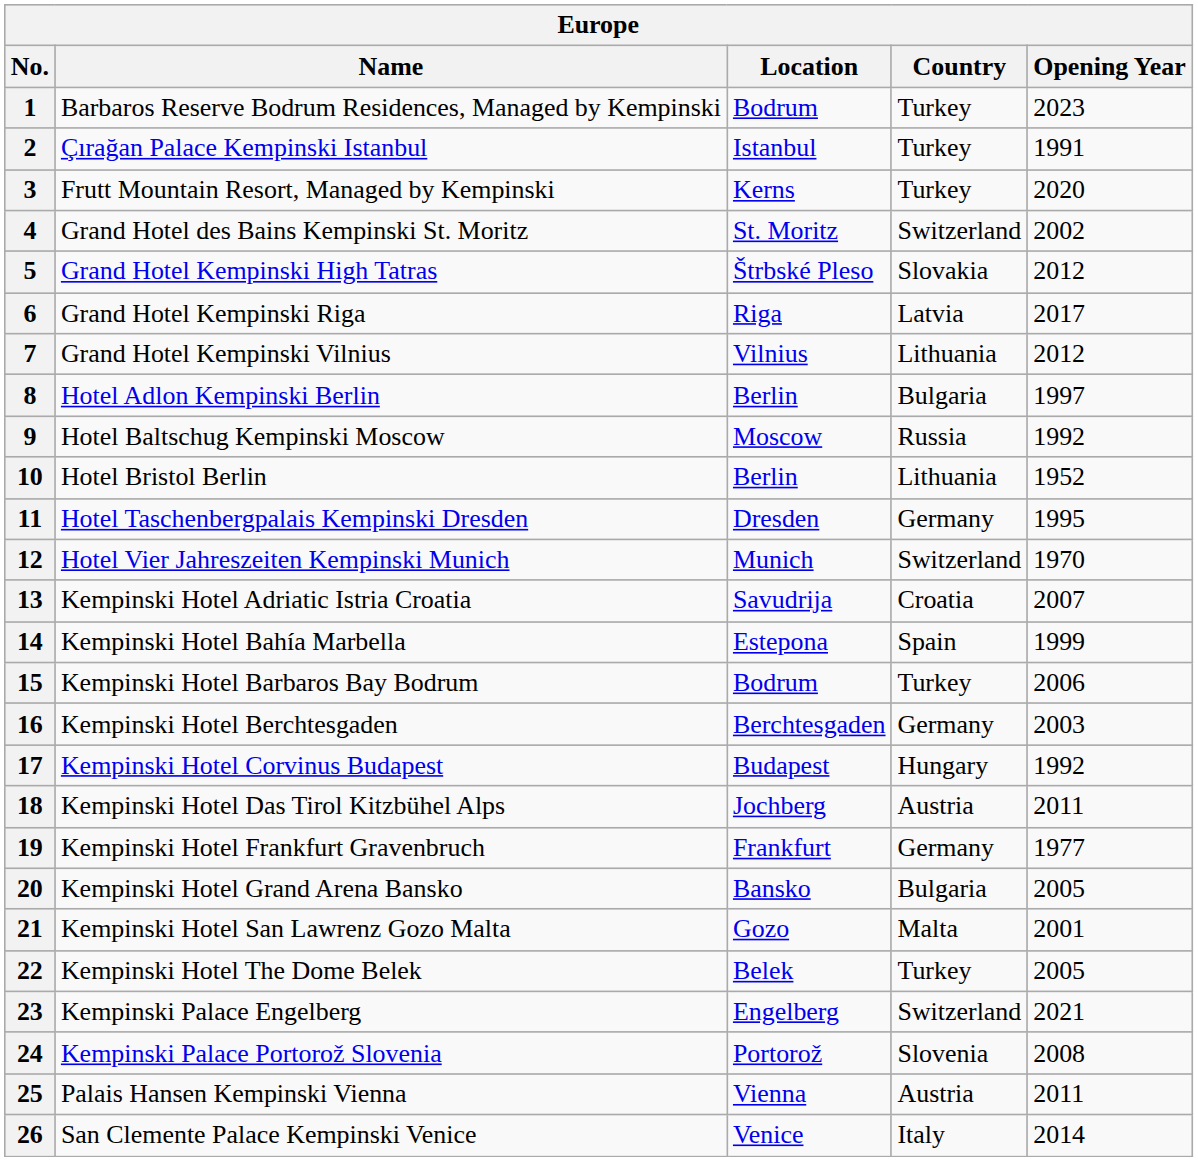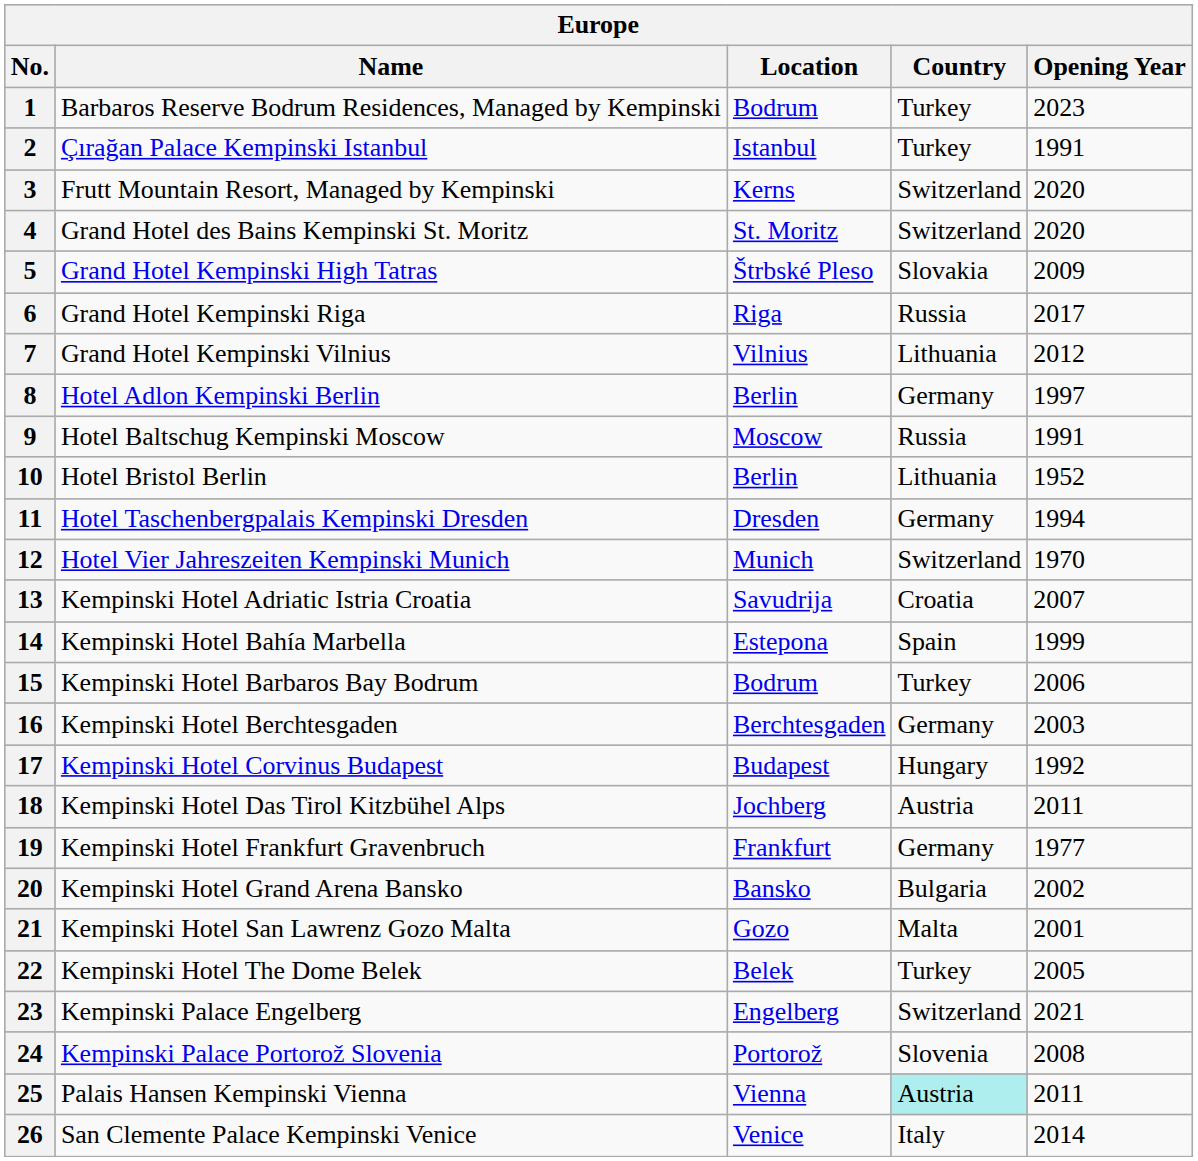(934, 189) Turkey -> (959, 189) Switzerland
(1059, 230) 2002 -> (1059, 230) 2020
(1059, 271) 2012 -> (1059, 271) 2009
(931, 312) Latvia -> (932, 312) Russia
(942, 395) Bulgaria -> (946, 395) Germany
(1059, 436) 1992 -> (1059, 436) 1991
(1059, 518) 1995 -> (1059, 518) 1994
(1059, 888) 2005 -> (1059, 888) 2002
(936, 1093) no background -> (936, 1093) paleturquoise background
